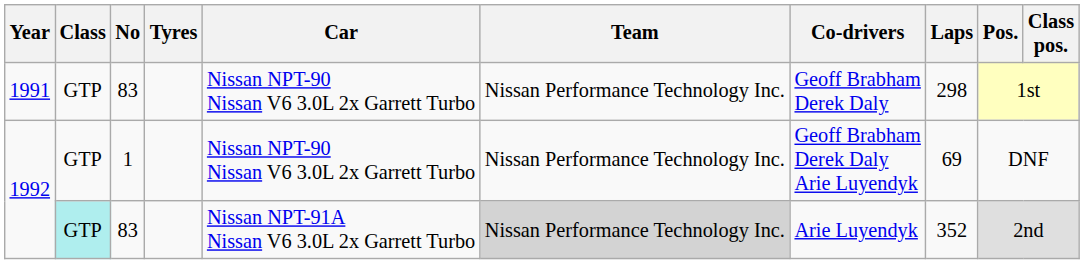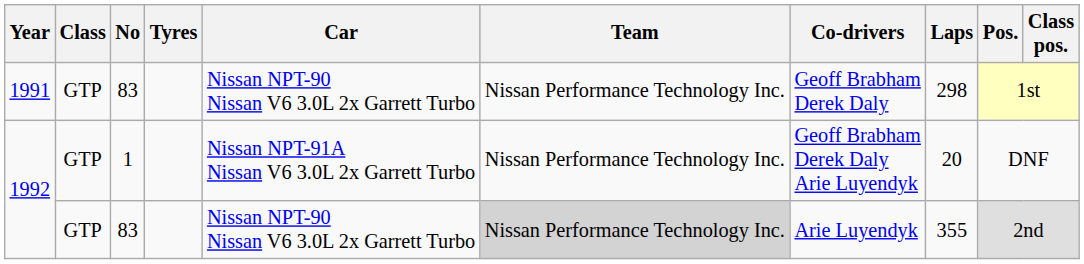(341, 160) Nissan NPT-90 Nissan V6 3.0L 2x Garrett Turbo -> (341, 160) Nissan NPT-91A Nissan V6 3.0L 2x Garrett Turbo
(952, 160) 69 -> (952, 160) 20
(83, 229) paleturquoise background -> (83, 229) no background
(341, 229) Nissan NPT-91A Nissan V6 3.0L 2x Garrett Turbo -> (341, 229) Nissan NPT-90 Nissan V6 3.0L 2x Garrett Turbo
(952, 229) 352 -> (952, 229) 355
